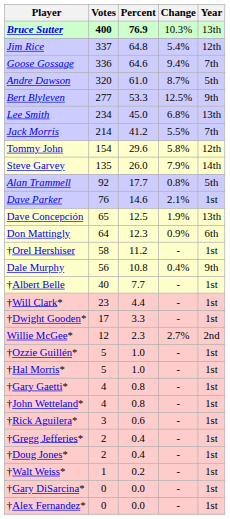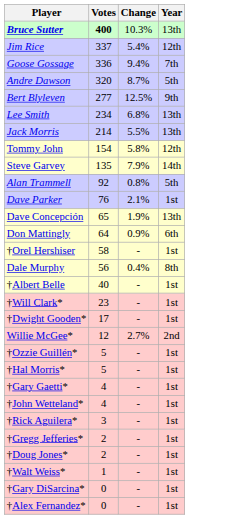- column: (138, 13)
(211, 132) 7th -> (172, 132) 13th
(211, 268) 9th -> (172, 268) 8th
